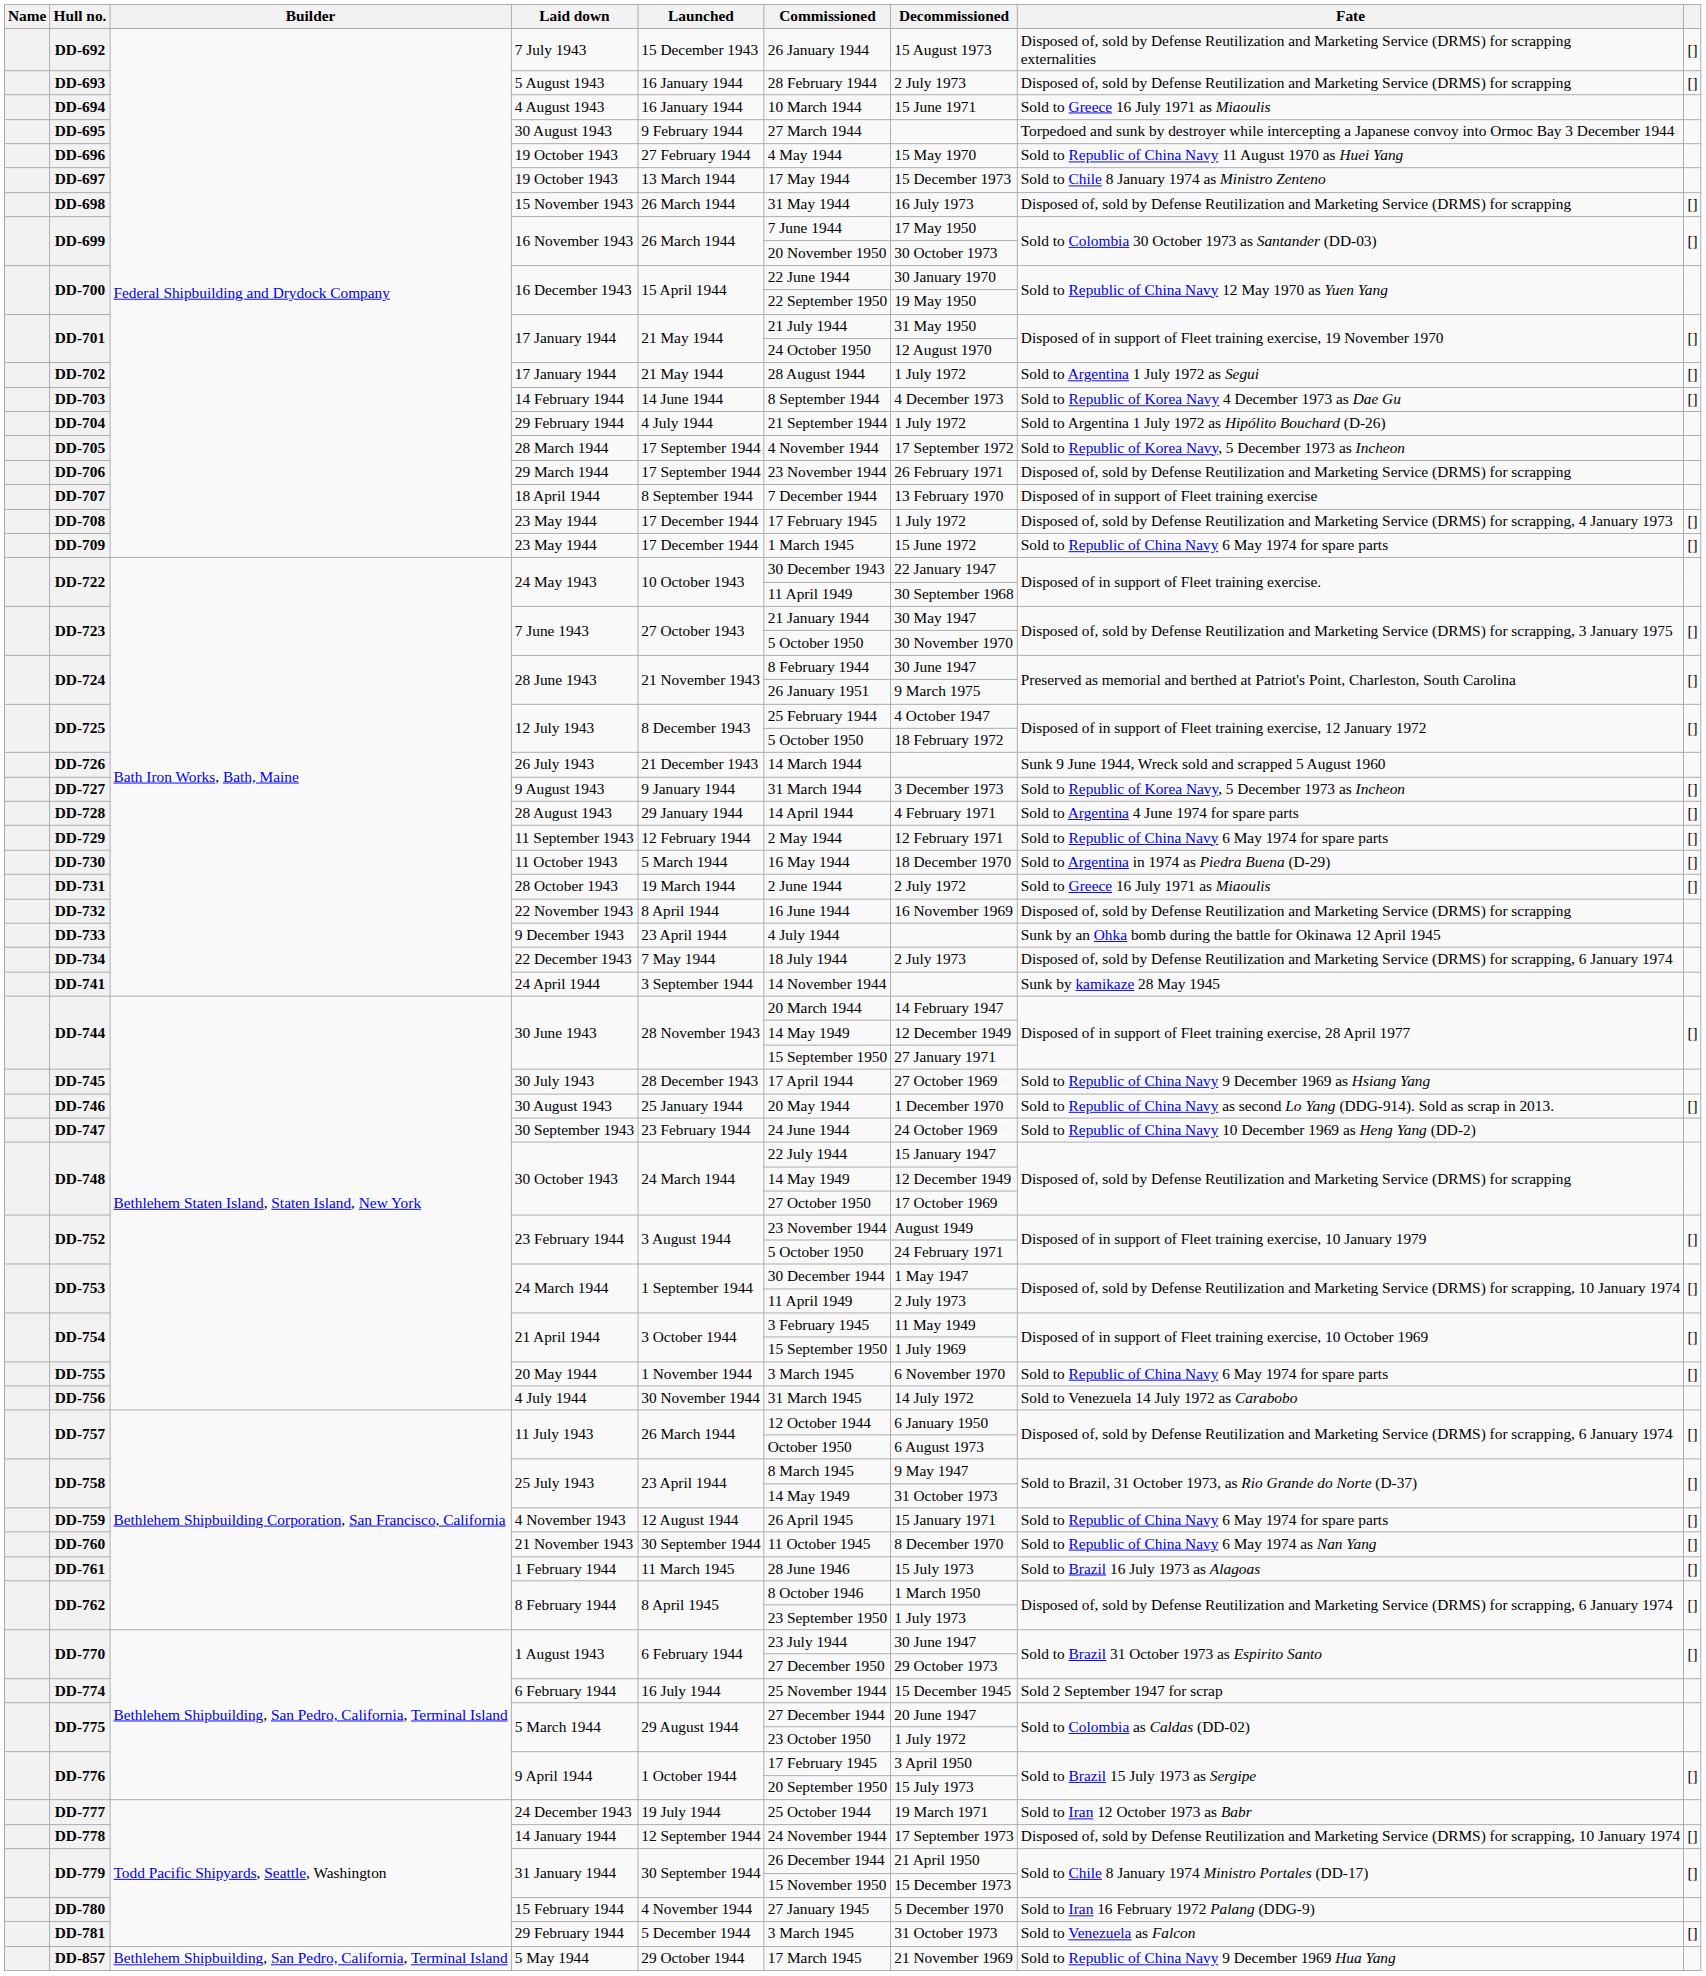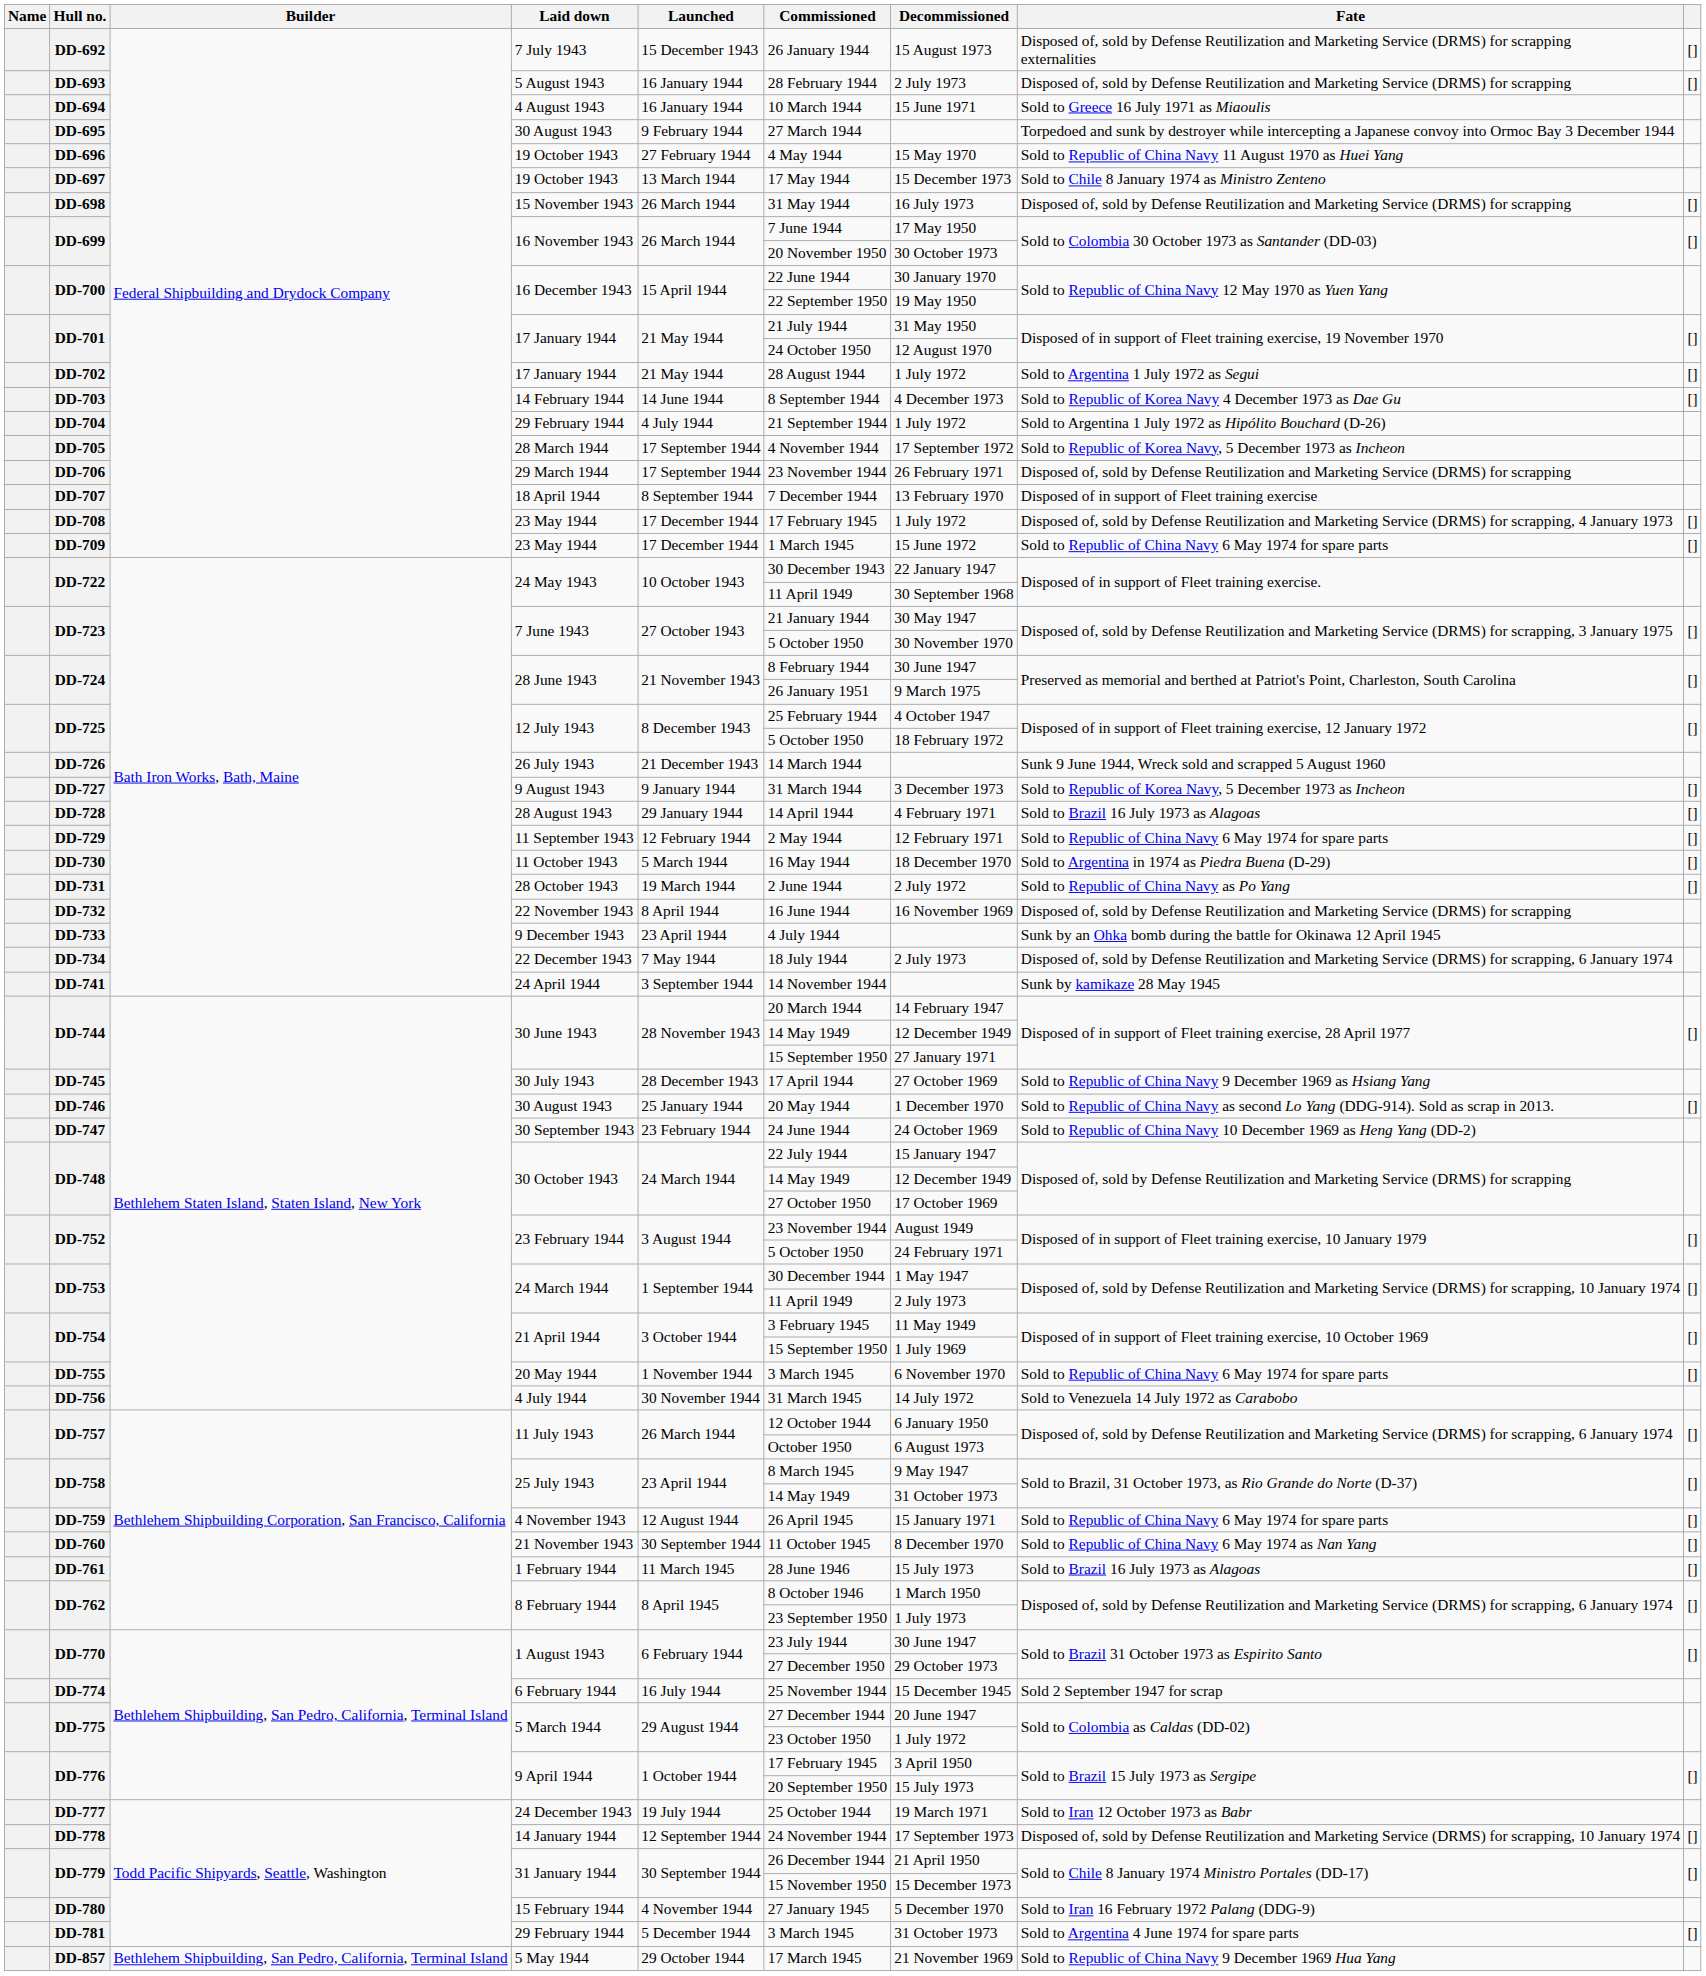(1160, 813) Sold to Argentina 4 June 1974 for spare parts -> (1140, 813) Sold to Brazil 16 July 1973 as Alagoas
(1146, 886) Sold to Greece 16 July 1971 as Miaoulis -> (1155, 886) Sold to Republic of China Navy as Po Yang
(1108, 1934) Sold to Venezuela as Falcon -> (1160, 1934) Sold to Argentina 4 June 1974 for spare parts
